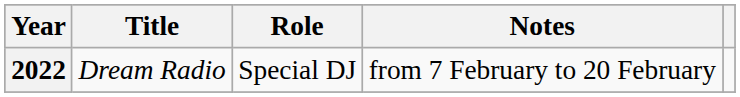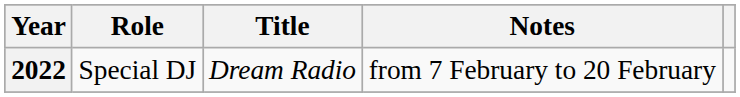columns swapped: (152, 26) <-> (297, 26)
